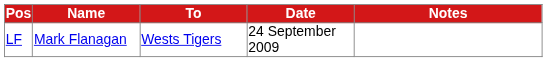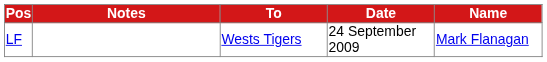columns swapped: (86, 13) <-> (448, 13)
